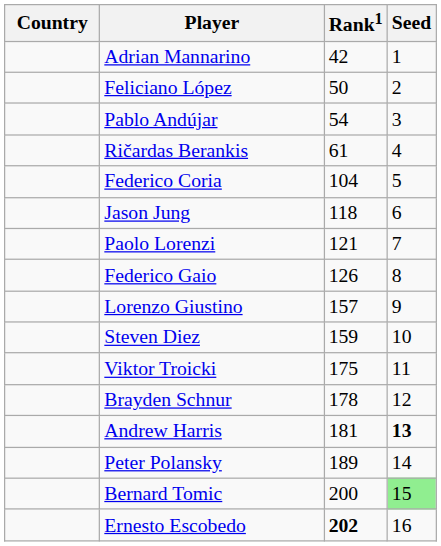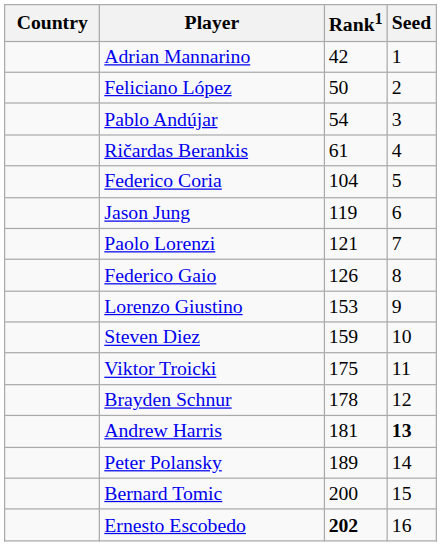(343, 212) 118 -> (343, 212) 119
(343, 306) 157 -> (343, 306) 153
(402, 493) lightgreen background -> (402, 493) no background
